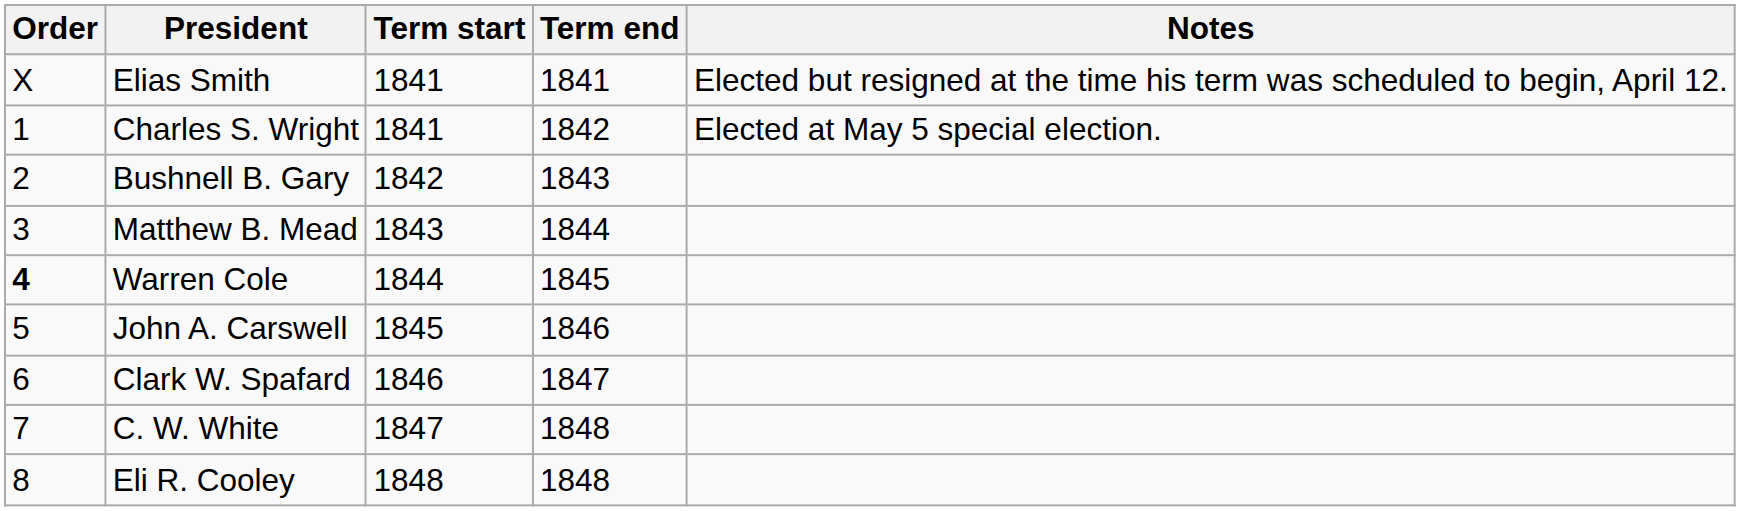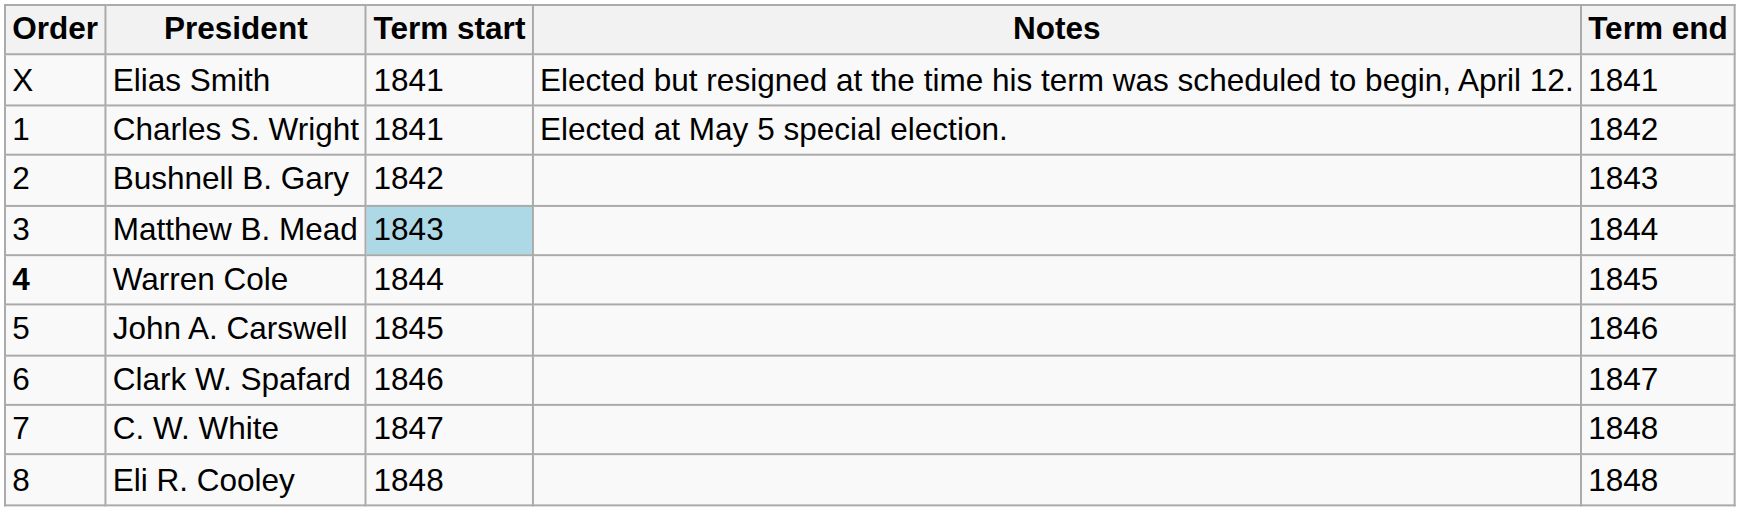columns swapped: (610, 29) <-> (1211, 29)
(409, 229) no background -> (409, 229) lightblue background
